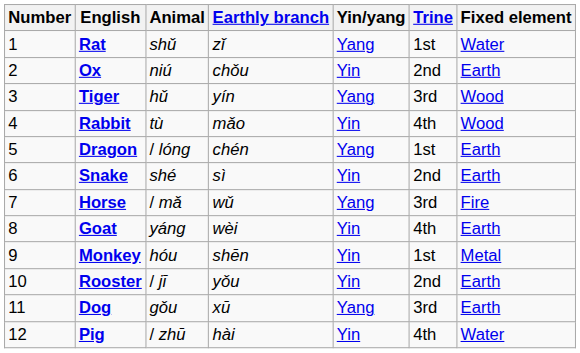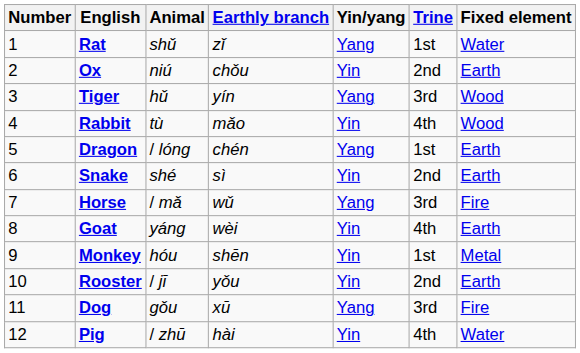(480, 307) Earth -> (475, 307) Fire
